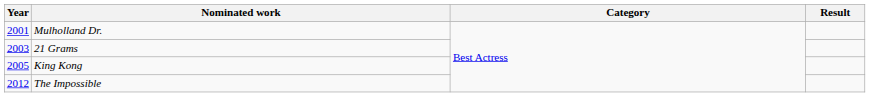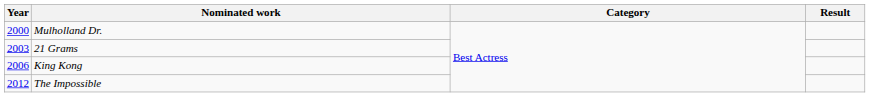(18, 30) 2001 -> (18, 30) 2000
(18, 65) 2005 -> (18, 65) 2006
